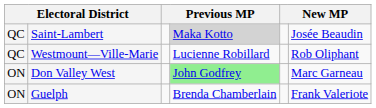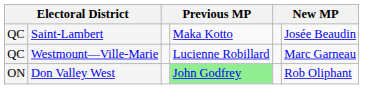(203, 34) lightgrey background -> (203, 34) no background
(325, 53) Rob Oliphant -> (320, 53) Marc Garneau
(327, 73) Marc Garneau -> (318, 73) Rob Oliphant
- row: (49, 93)
